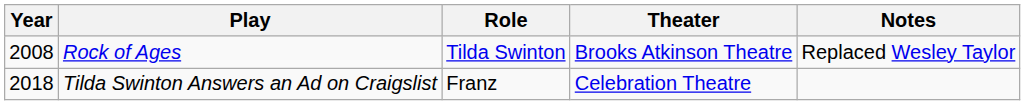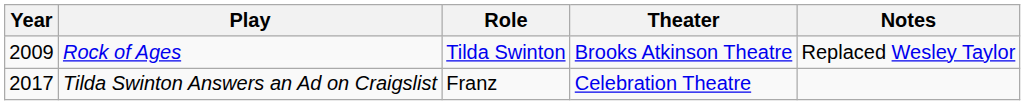(31, 52) 2008 -> (31, 52) 2009
(31, 83) 2018 -> (31, 83) 2017
